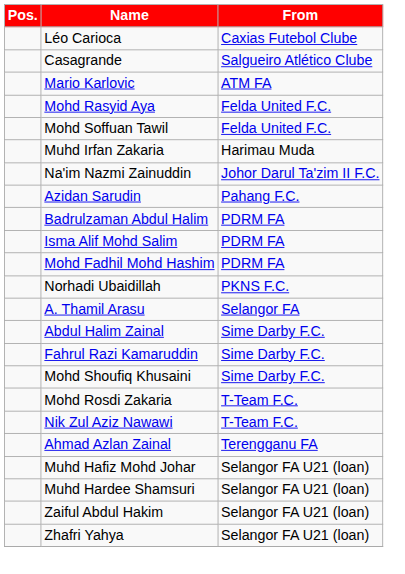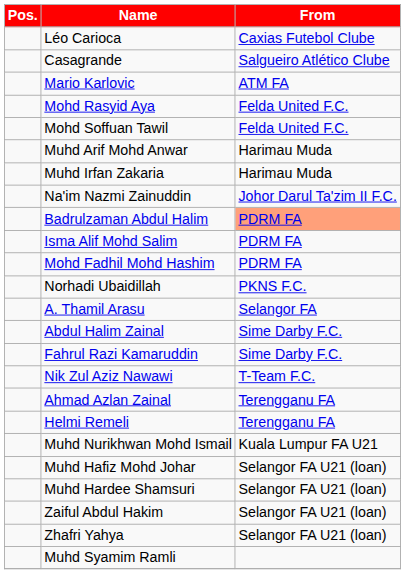+ row: (116, 151)
- row: (93, 196)
(253, 219) no background -> (270, 219) lightsalmon background
- row: (118, 377)
- row: (108, 399)
+ row: (87, 422)
+ row: (138, 444)
+ row: (110, 557)
